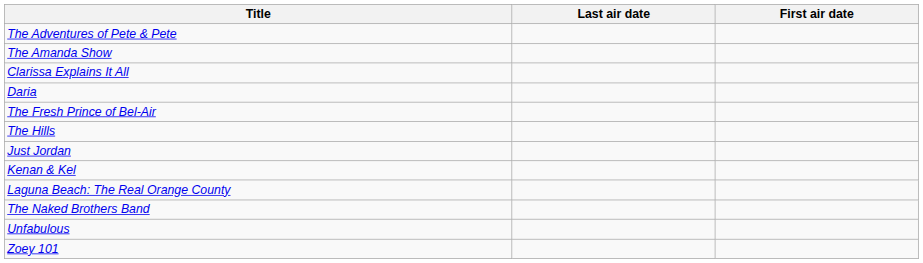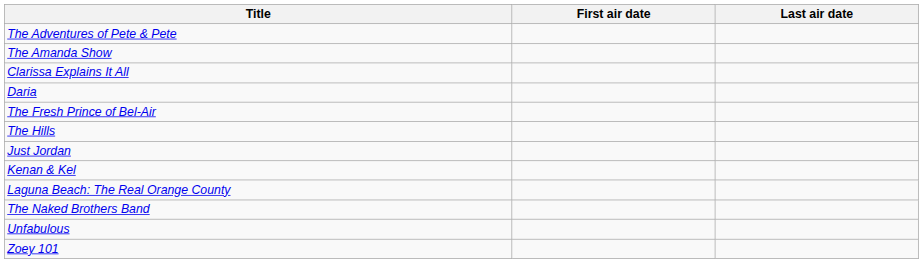columns swapped: (817, 14) <-> (614, 14)
